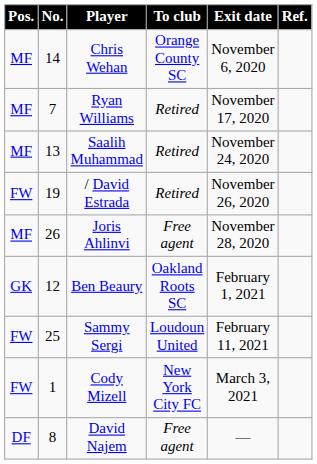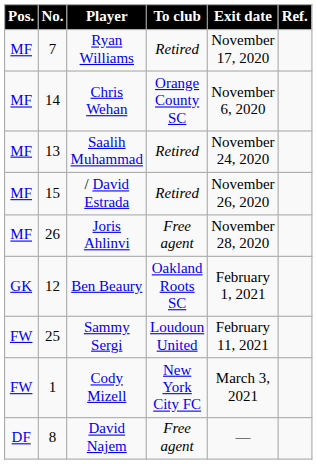rows swapped: (107, 58) <-> (107, 109)
(21, 193) FW -> (21, 193) MF
(52, 193) 19 -> (52, 193) 15
